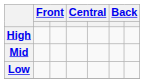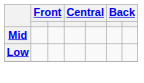- row: (19, 35)
